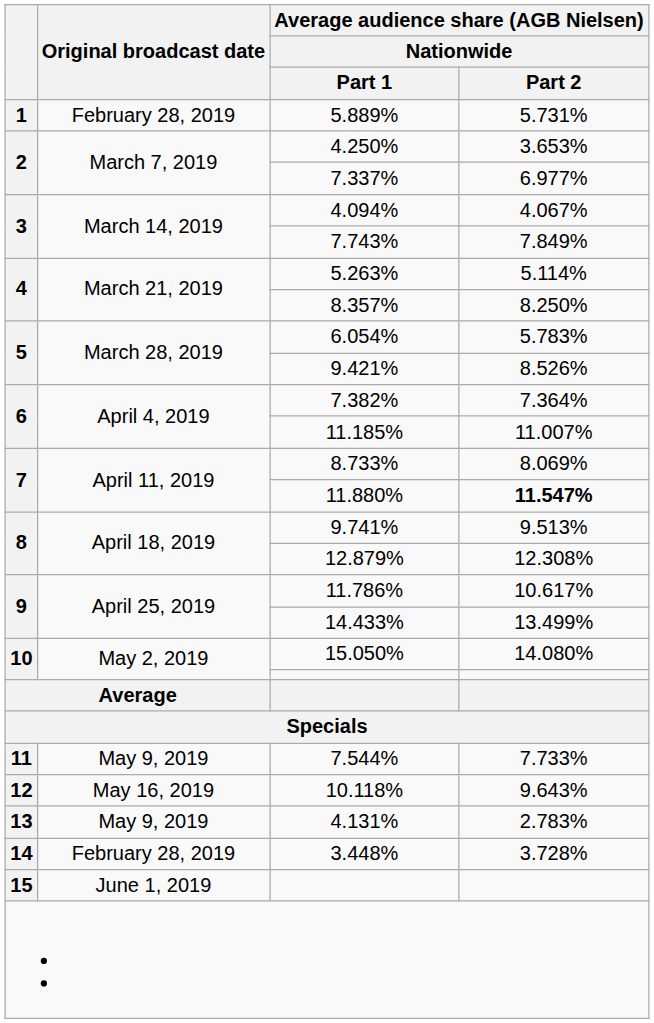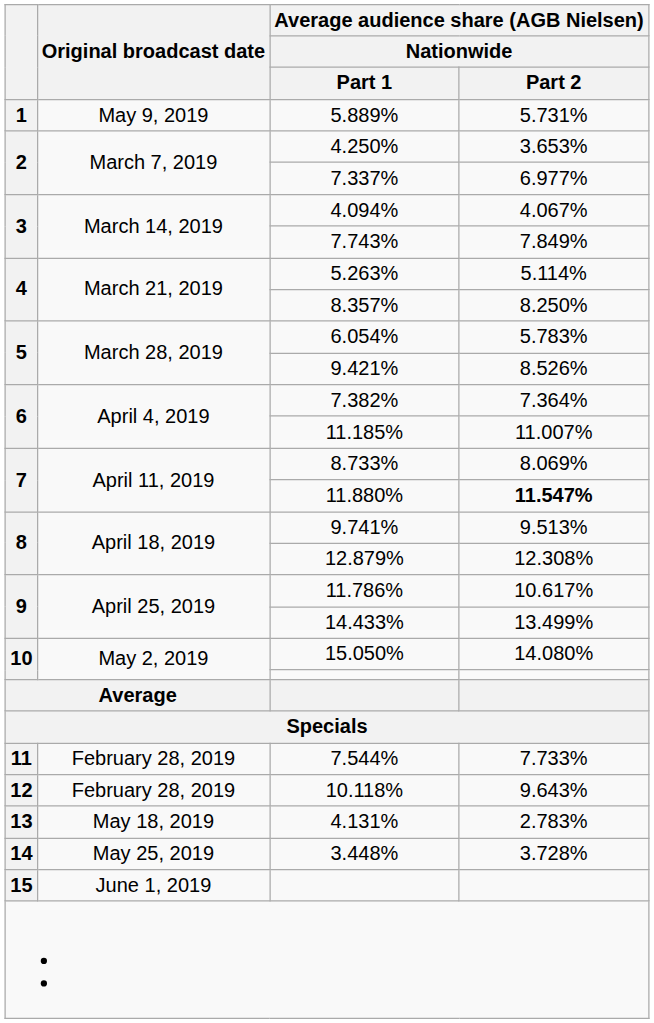(153, 114) February 28, 2019 -> (153, 114) May 9, 2019
(153, 758) May 9, 2019 -> (153, 758) February 28, 2019
(153, 790) May 16, 2019 -> (153, 790) February 28, 2019
(153, 821) May 9, 2019 -> (153, 821) May 18, 2019
(153, 853) February 28, 2019 -> (153, 853) May 25, 2019
